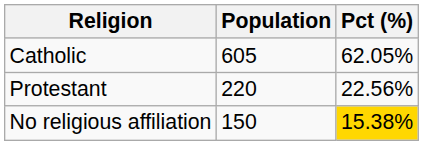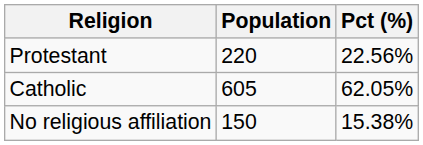rows swapped: (48, 55) <-> (58, 88)
(377, 122) gold background -> (377, 122) no background
